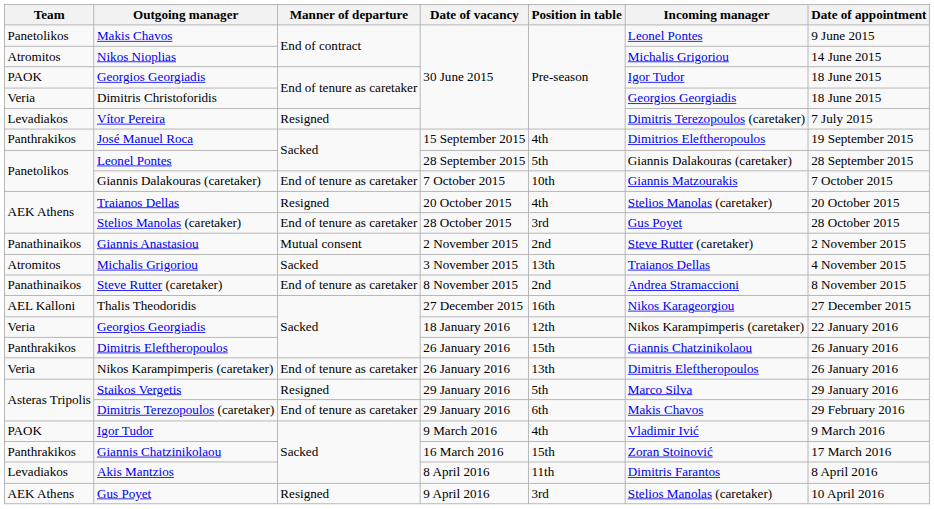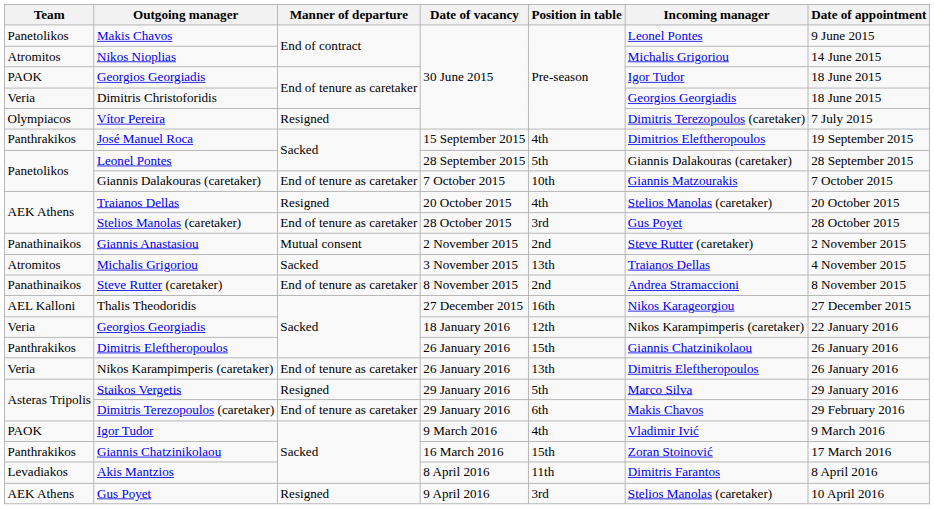(38, 118) Levadiakos -> (39, 118) Olympiacos
